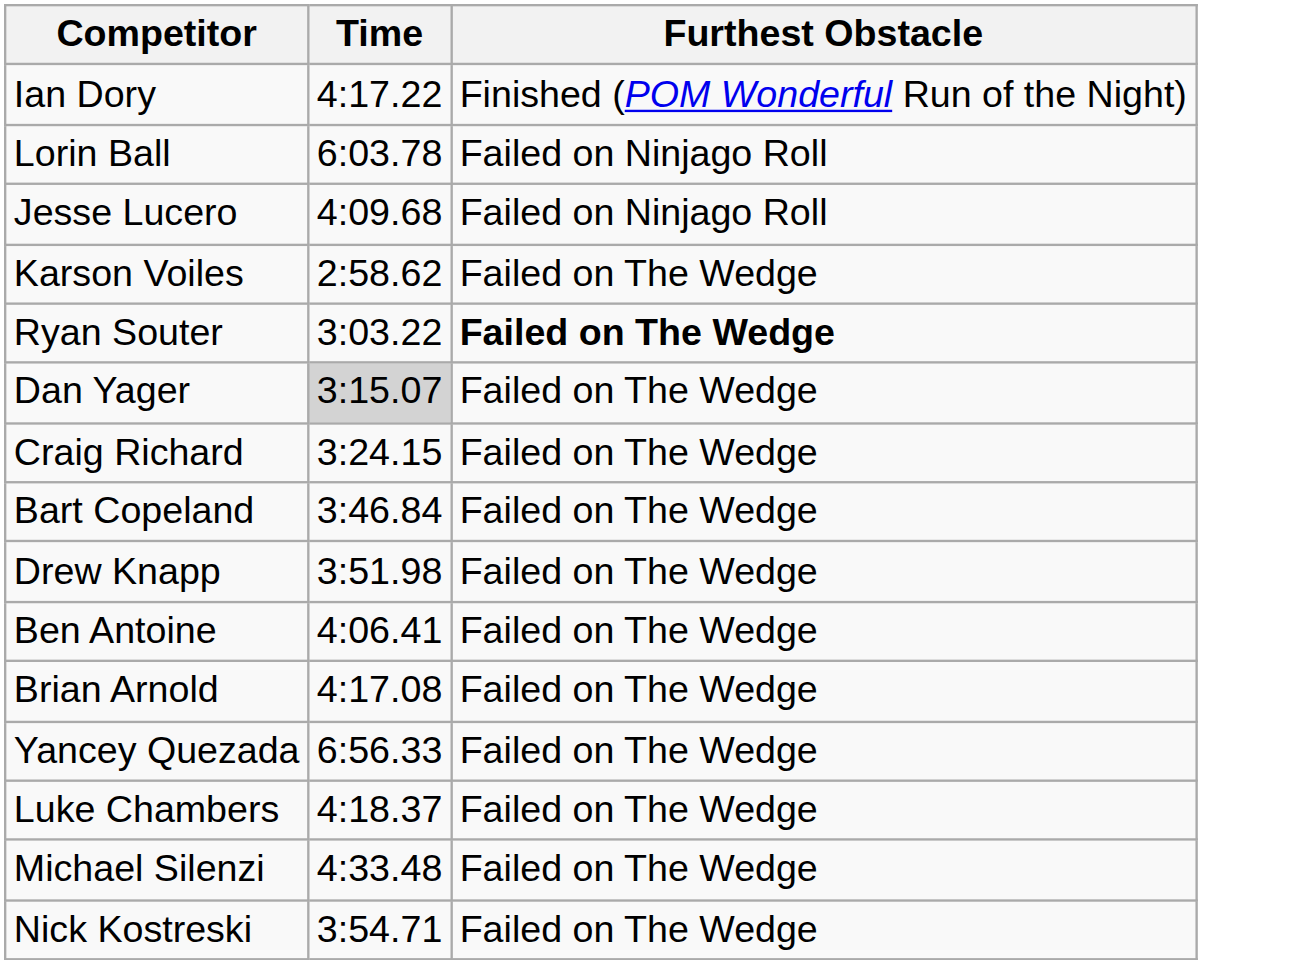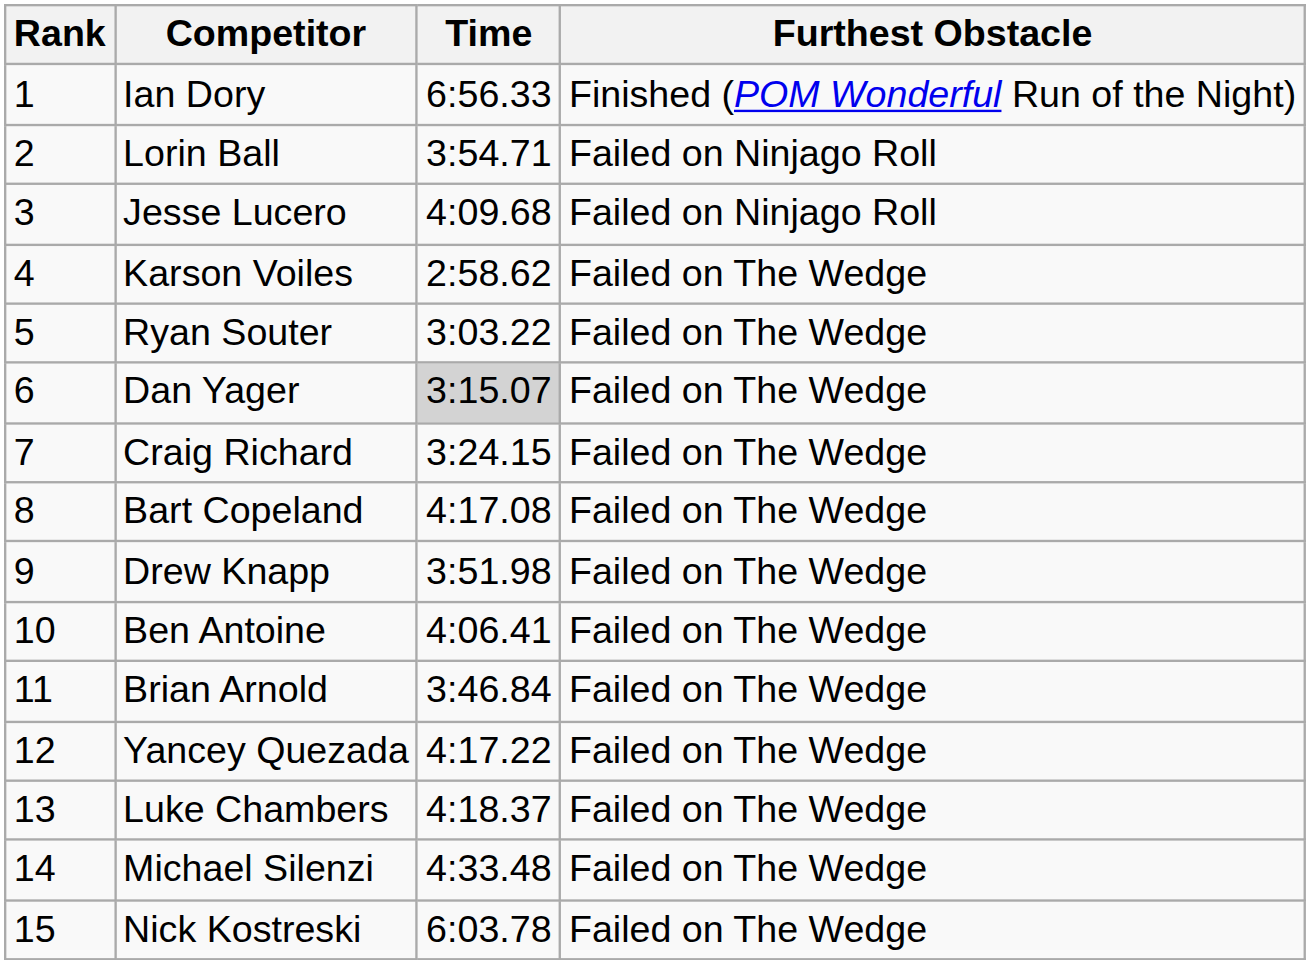+ column: (60, 34)
(380, 93) 4:17.22 -> (489, 93) 6:56.33
(380, 153) 6:03.78 -> (489, 153) 3:54.71
(647, 332) bold -> (748, 332) normal
(380, 511) 3:46.84 -> (489, 511) 4:17.08
(380, 690) 4:17.08 -> (489, 690) 3:46.84
(380, 749) 6:56.33 -> (489, 749) 4:17.22
(380, 928) 3:54.71 -> (489, 928) 6:03.78
